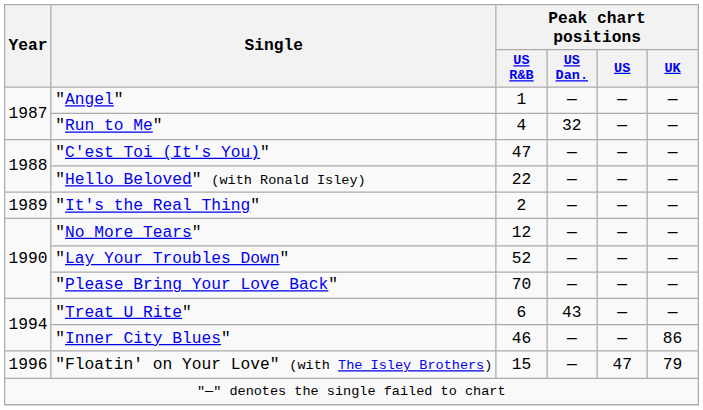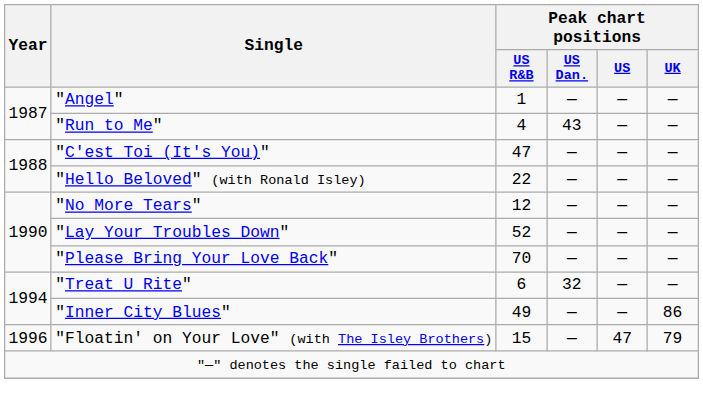(572, 126) 32 -> (572, 126) 43
- row: (158, 206)
(572, 312) 43 -> (572, 285) 32
(521, 338) 46 -> (521, 312) 49
